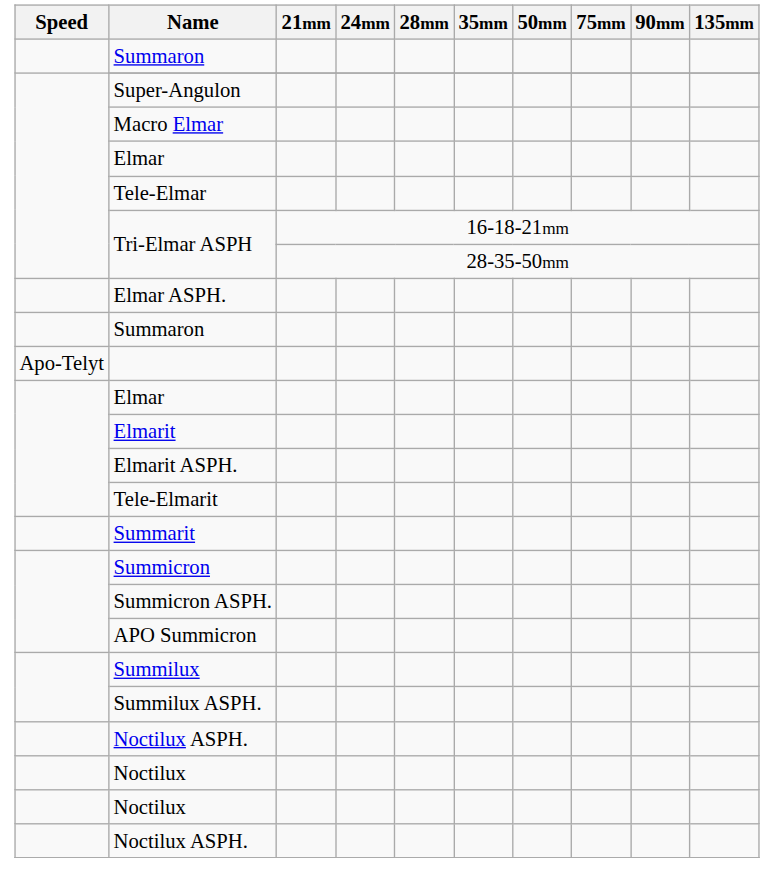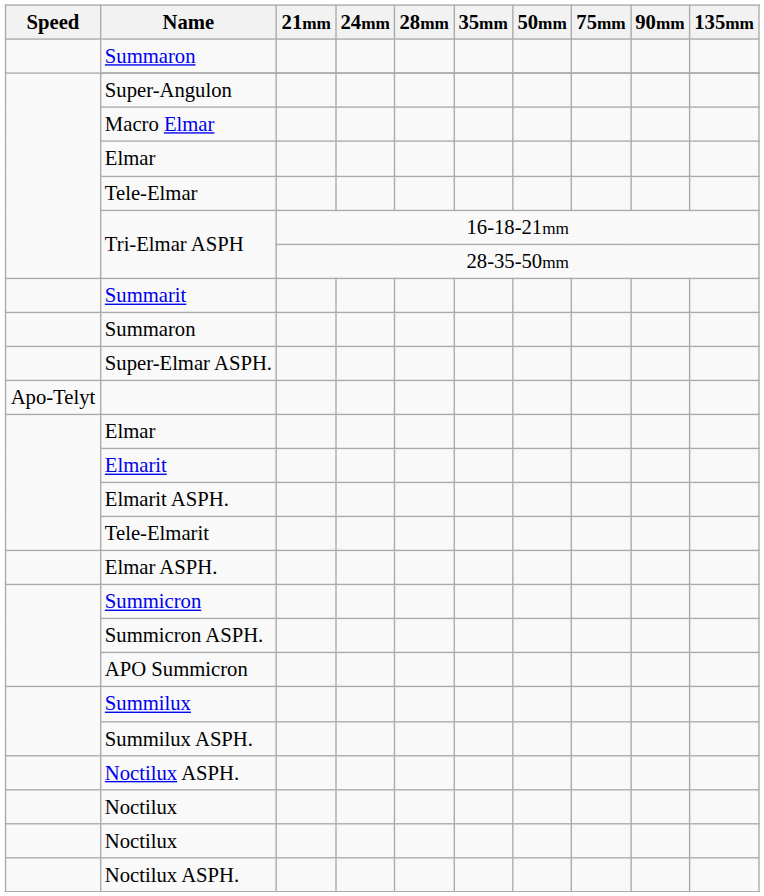rows swapped: (170, 294) <-> (154, 533)
+ row: (188, 363)
